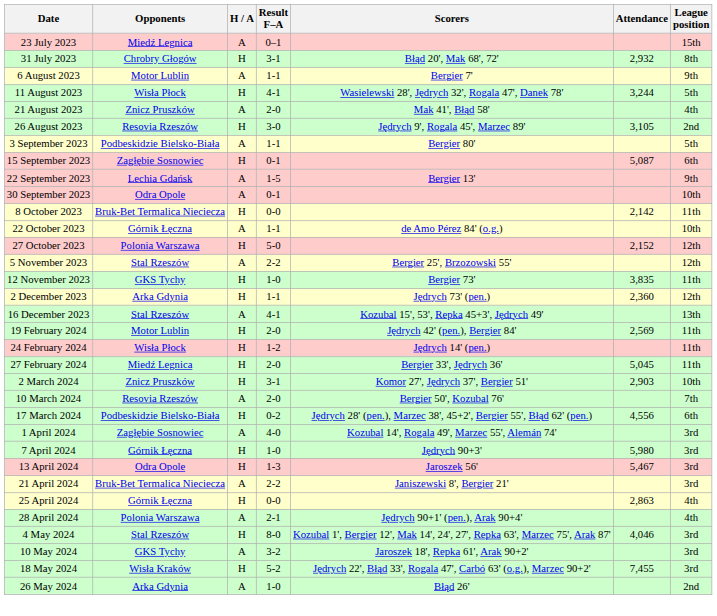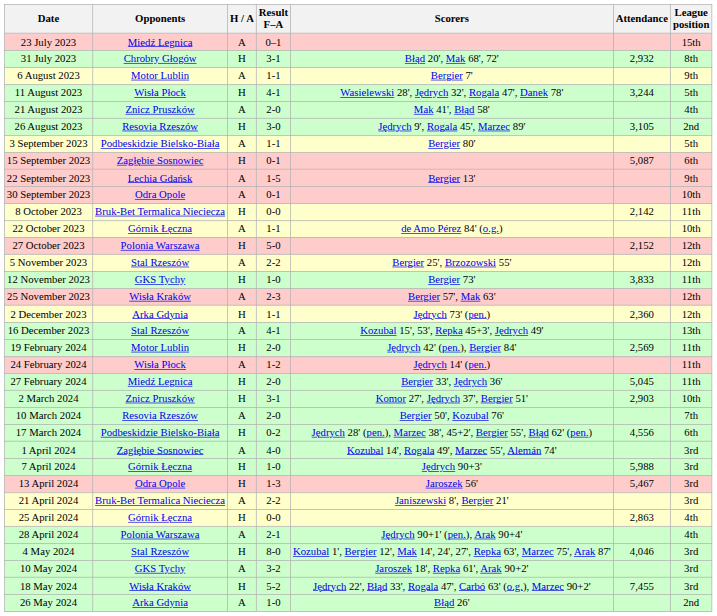(642, 280) 3,835 -> (642, 280) 3,833
+ row: (48, 297)
(242, 348) H -> (242, 365) A
(642, 450) 5,980 -> (642, 467) 5,988
